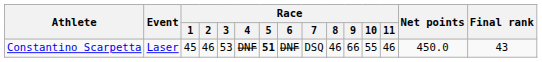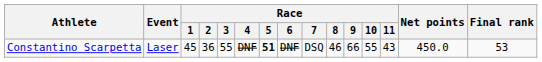(208, 48) 46 -> (208, 48) 36
(226, 48) 53 -> (226, 48) 55
(389, 48) 46 -> (389, 48) 43
(502, 48) 43 -> (502, 48) 53
